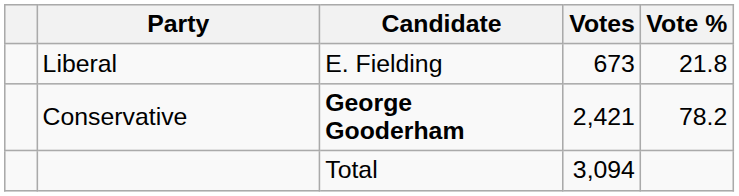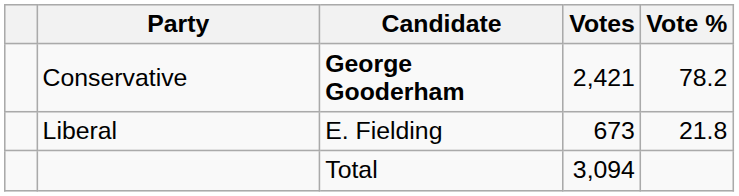rows swapped: (115, 116) <-> (80, 63)
